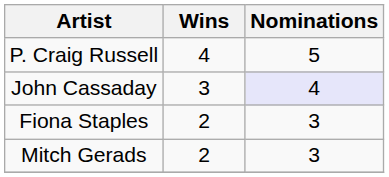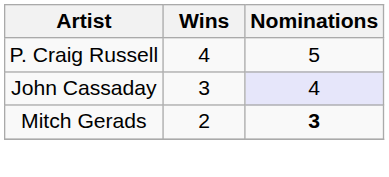- row: (84, 121)
(314, 155) normal -> (314, 121) bold
